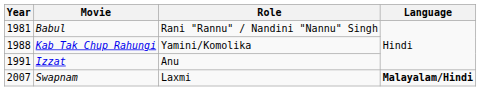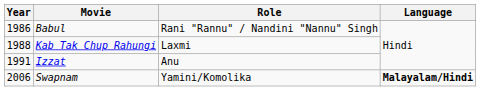(19, 29) 1981 -> (19, 29) 1986
(206, 45) Yamini/Komolika -> (176, 45) Laxmi
(19, 78) 2007 -> (19, 78) 2006
(176, 78) Laxmi -> (206, 78) Yamini/Komolika
